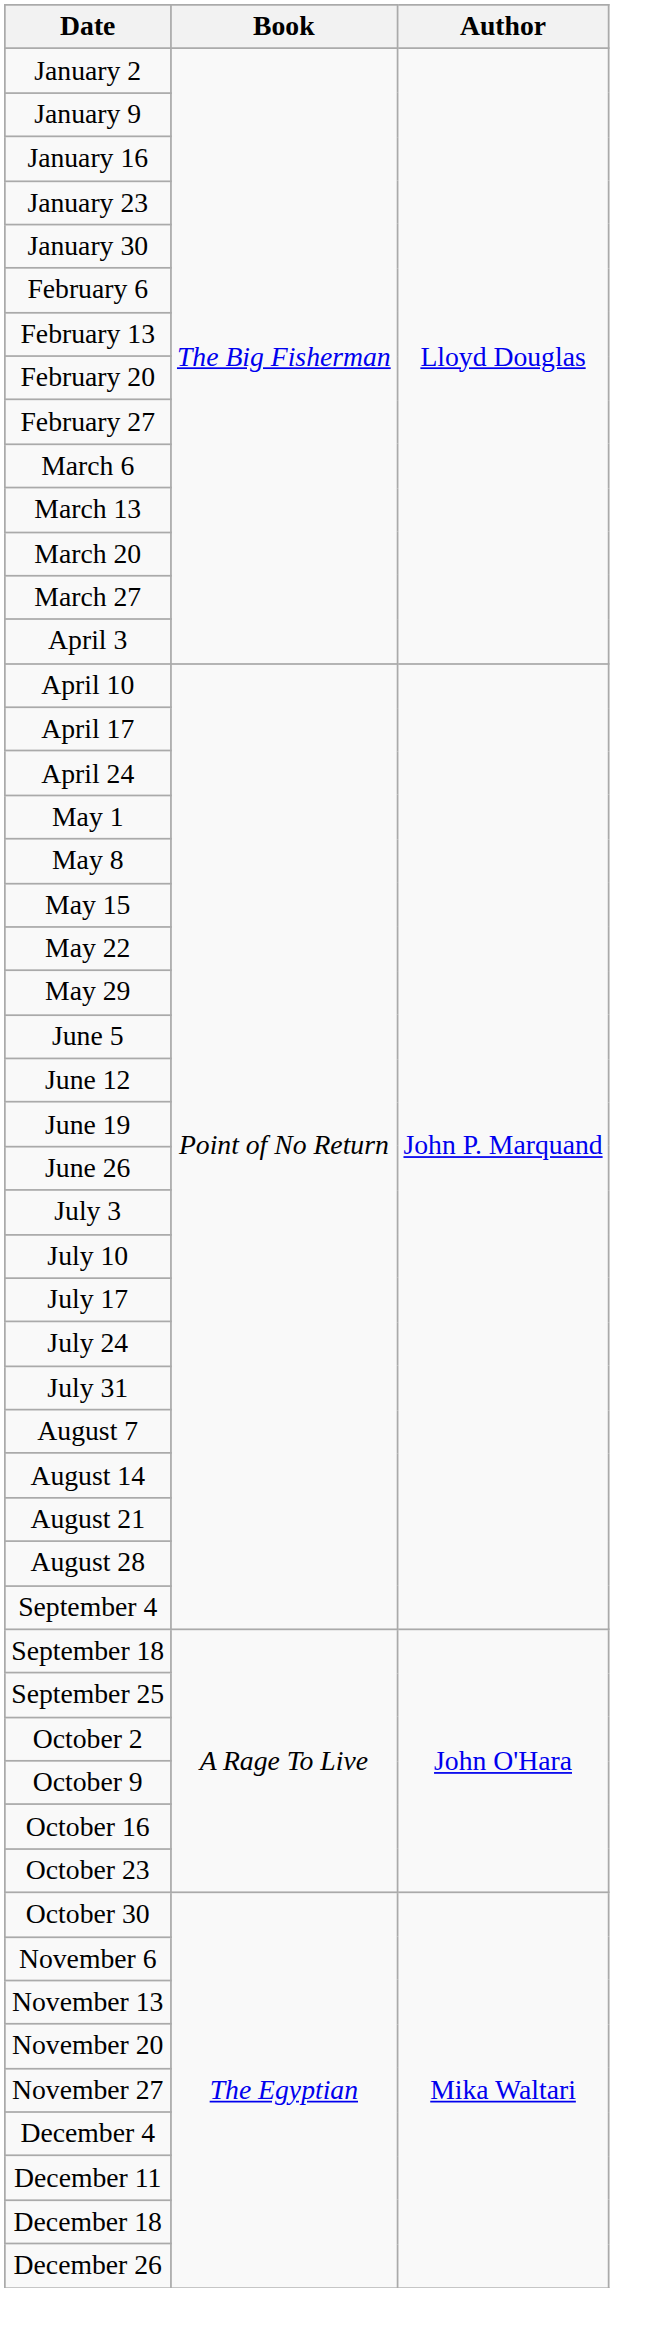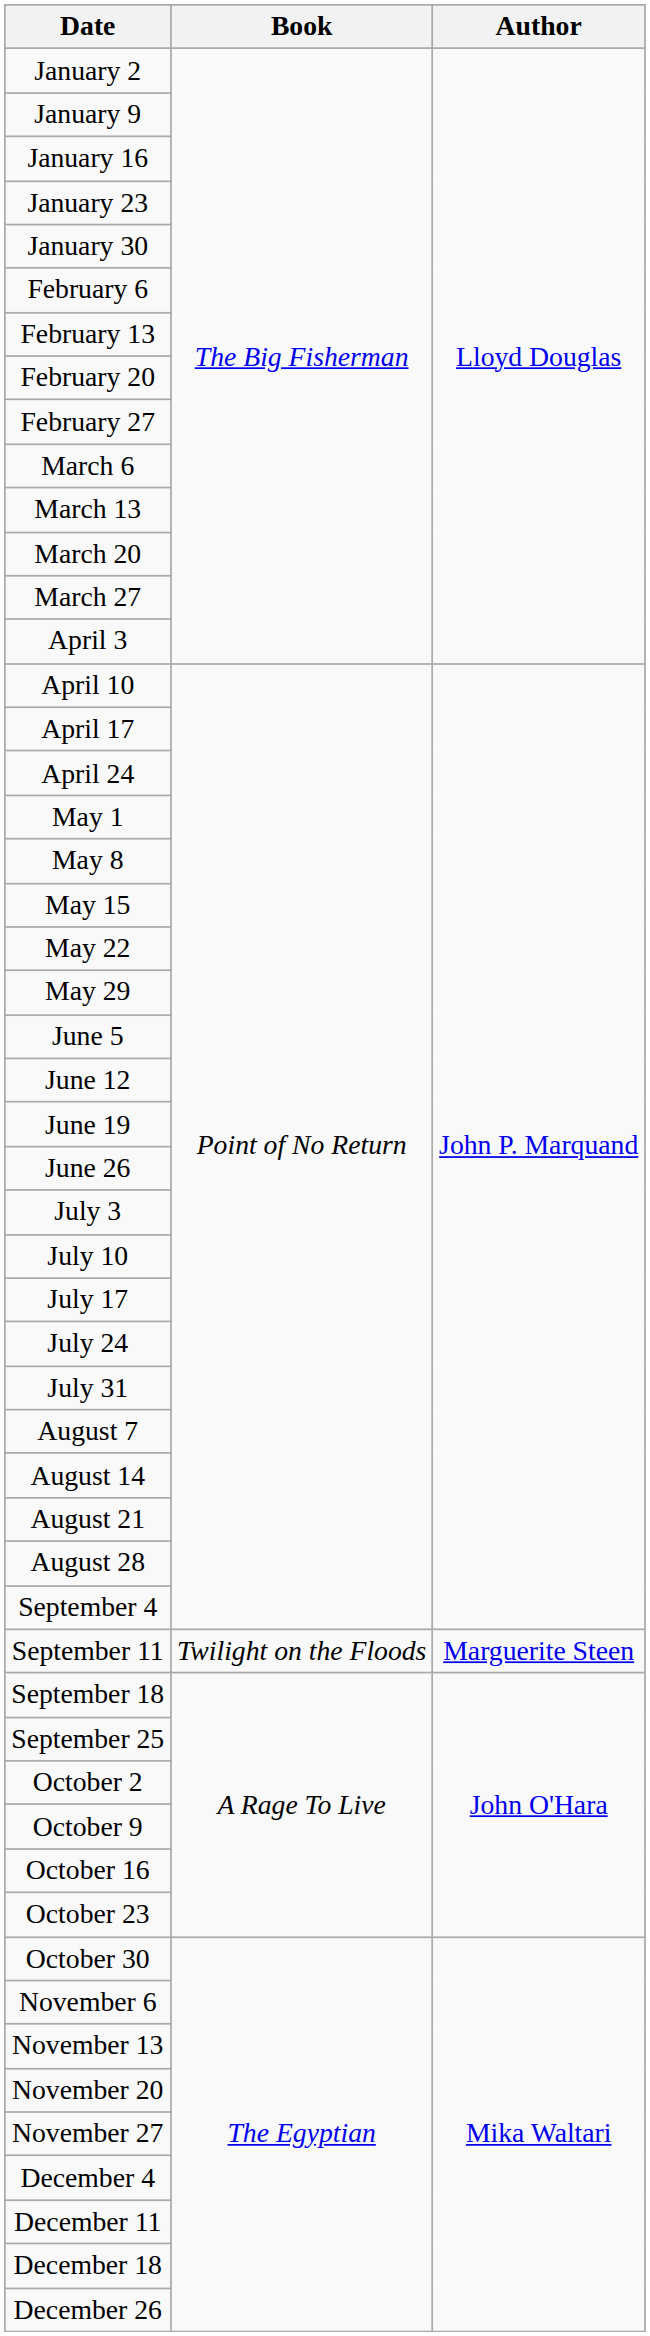+ row: (88, 1650)
